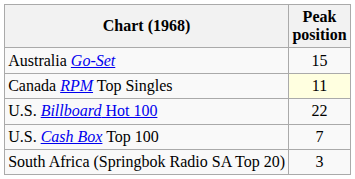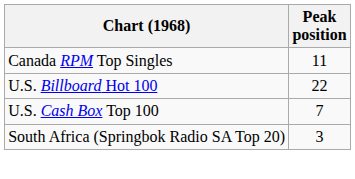- row: (62, 60)
(320, 85) lightyellow background -> (320, 60) no background
